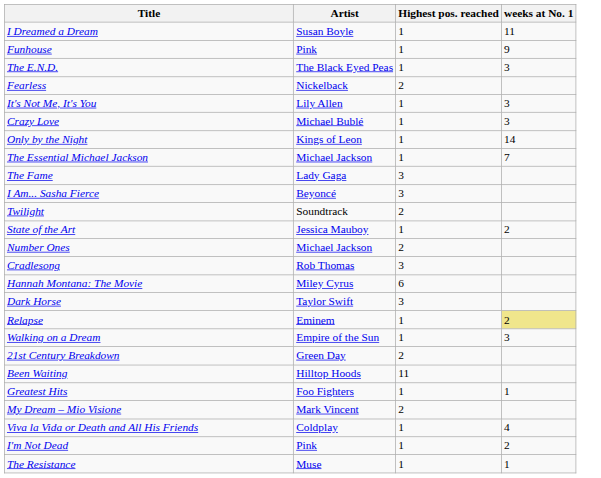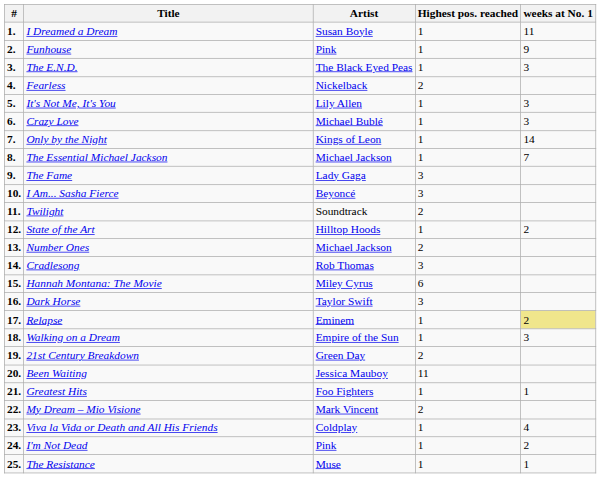+ column: (14, 13)
(332, 229) Jessica Mauboy -> (348, 229) Hilltop Hoods
(329, 373) Hilltop Hoods -> (352, 373) Jessica Mauboy
